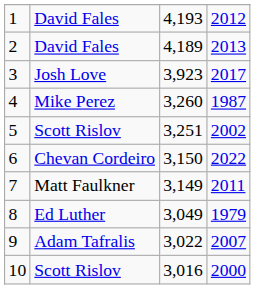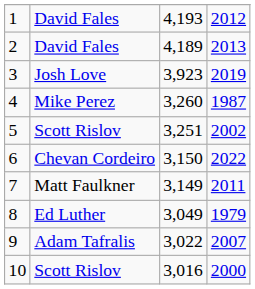(228, 74) 2017 -> (228, 74) 2019
